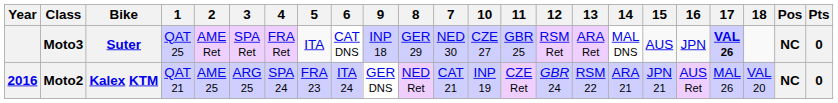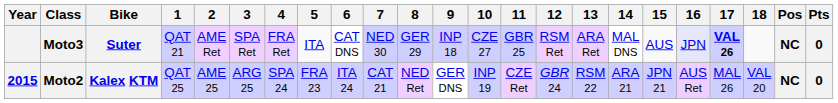columns swapped: (451, 15) <-> (381, 15)
(178, 44) QAT 25 -> (178, 44) QAT 21
(693, 44) no background -> (693, 44) lavender background
(22, 80) 2016 -> (22, 80) 2015
(178, 80) QAT 21 -> (178, 80) QAT 25
